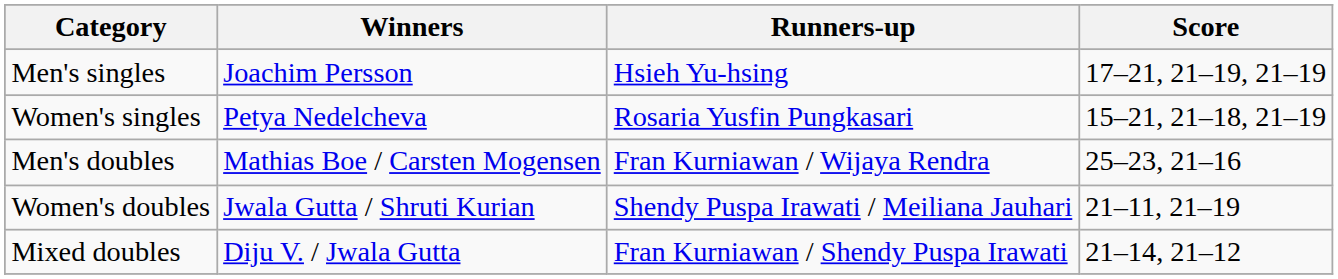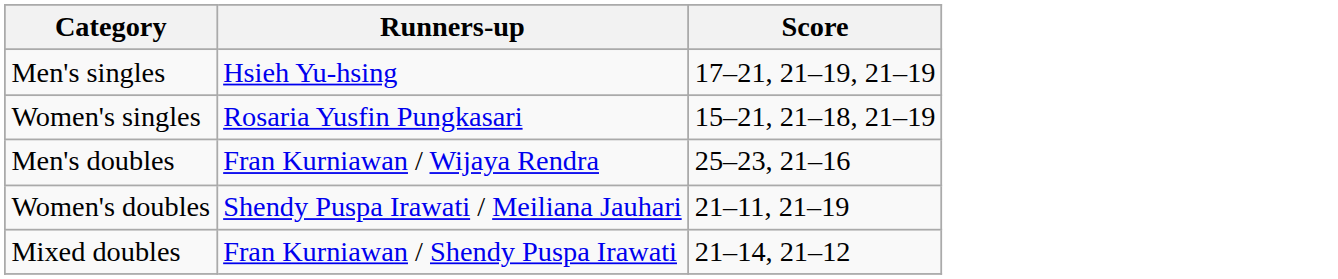- column: (412, 26)
